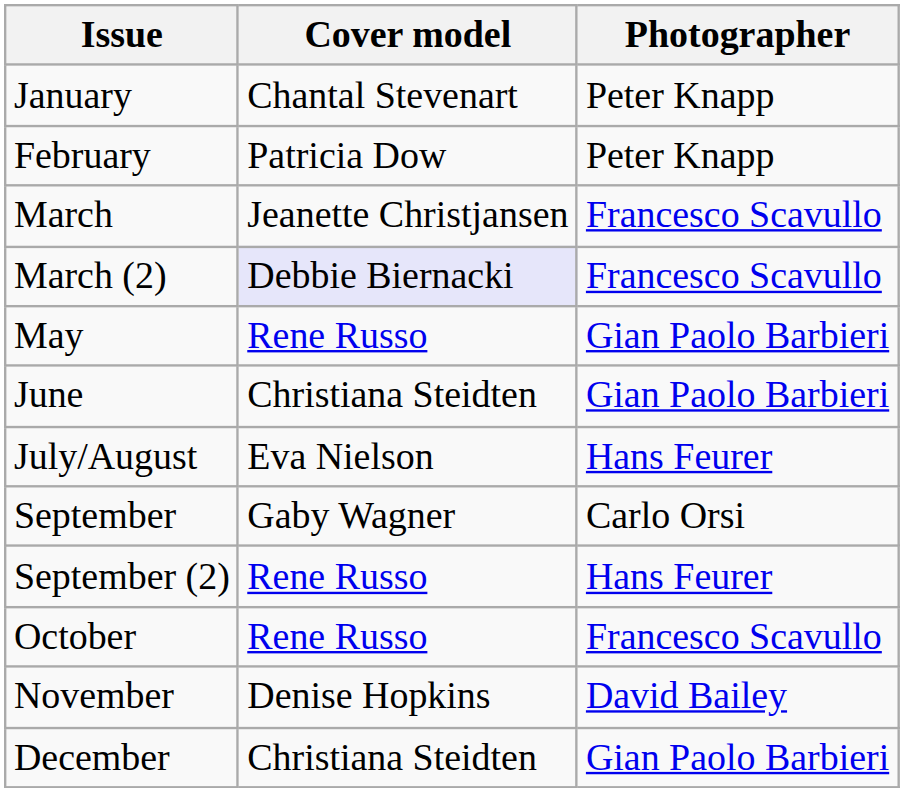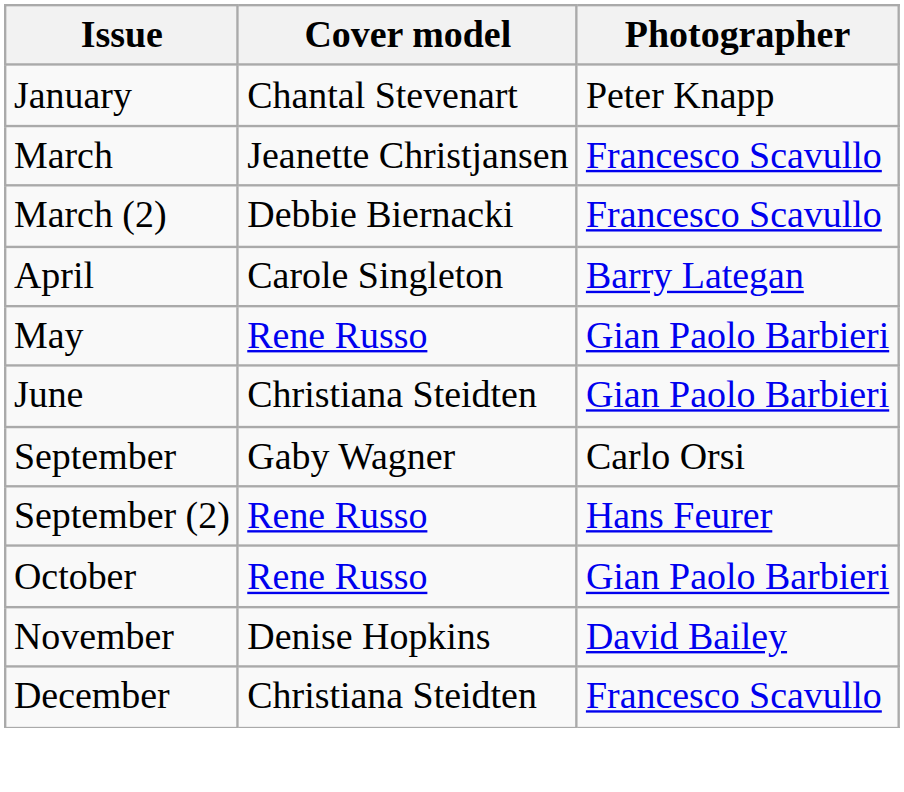- row: (82, 154)
(380, 275) lavender background -> (380, 214) no background
+ row: (54, 275)
- row: (106, 455)
(734, 635) Francesco Scavullo -> (738, 575) Gian Paolo Barbieri
(738, 756) Gian Paolo Barbieri -> (734, 696) Francesco Scavullo
